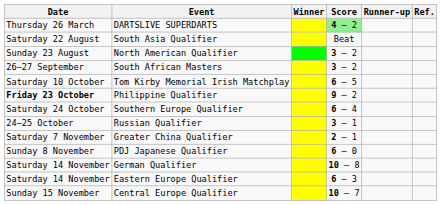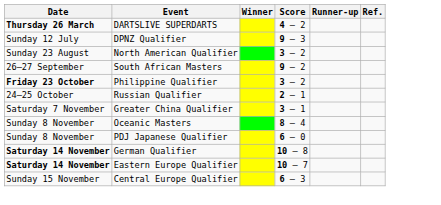(50, 25) normal -> (50, 25) bold
(344, 25) lightgreen background -> (292, 25) no background
+ row: (150, 39)
- row: (165, 39)
(344, 67) 3 – 2 -> (292, 67) 9 – 2
- row: (202, 81)
(344, 95) 9 – 2 -> (292, 81) 3 – 2
- row: (178, 109)
(344, 123) 3 – 1 -> (292, 95) 2 – 1
(344, 137) 2 – 1 -> (292, 109) 3 – 1
+ row: (153, 123)
(58, 165) normal -> (58, 151) bold
(58, 179) normal -> (58, 165) bold
(344, 179) 6 – 3 -> (292, 165) 10 – 7
(344, 193) 10 – 7 -> (292, 179) 6 – 3
